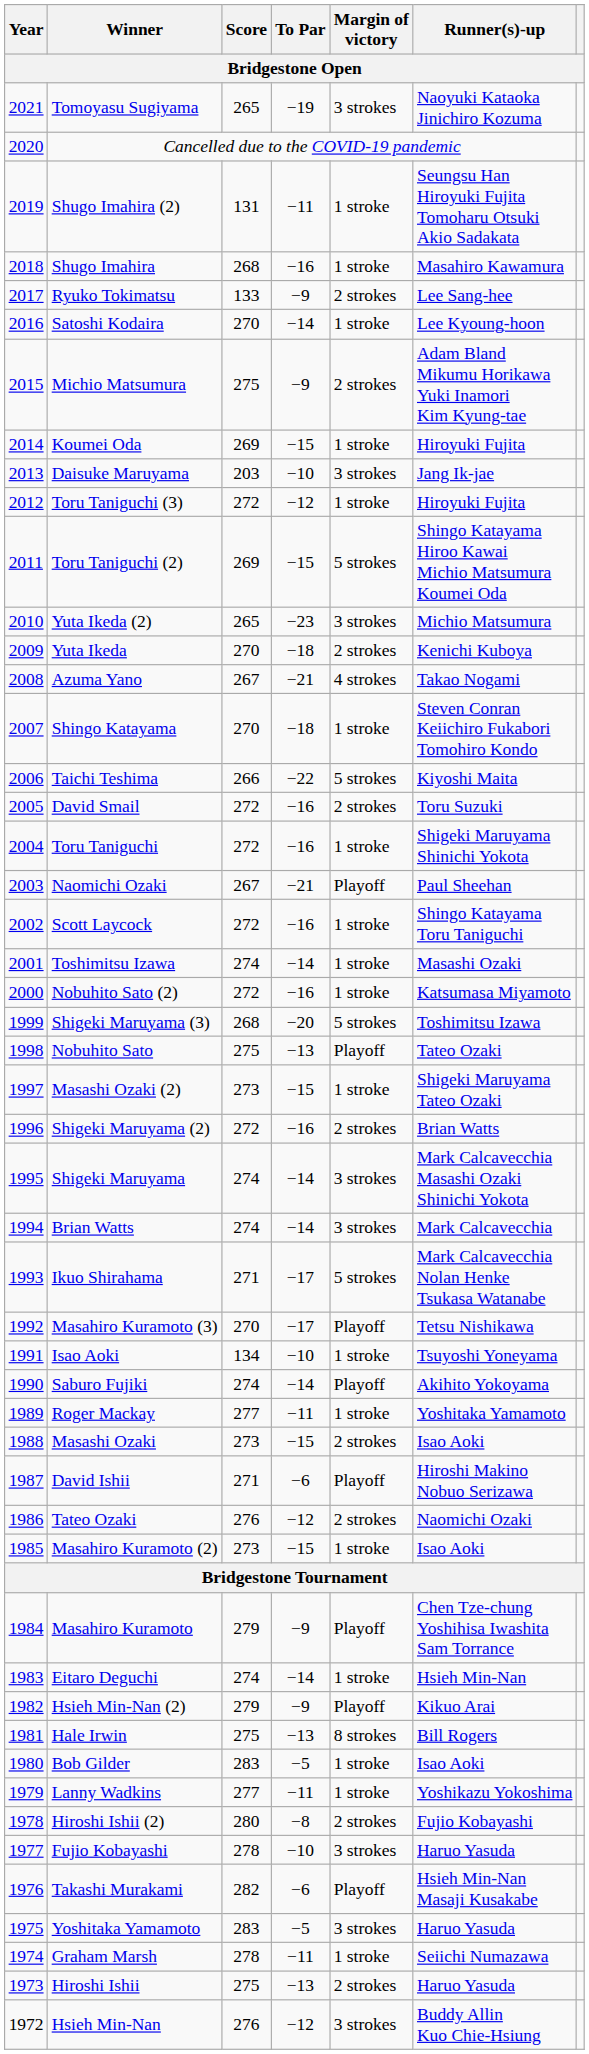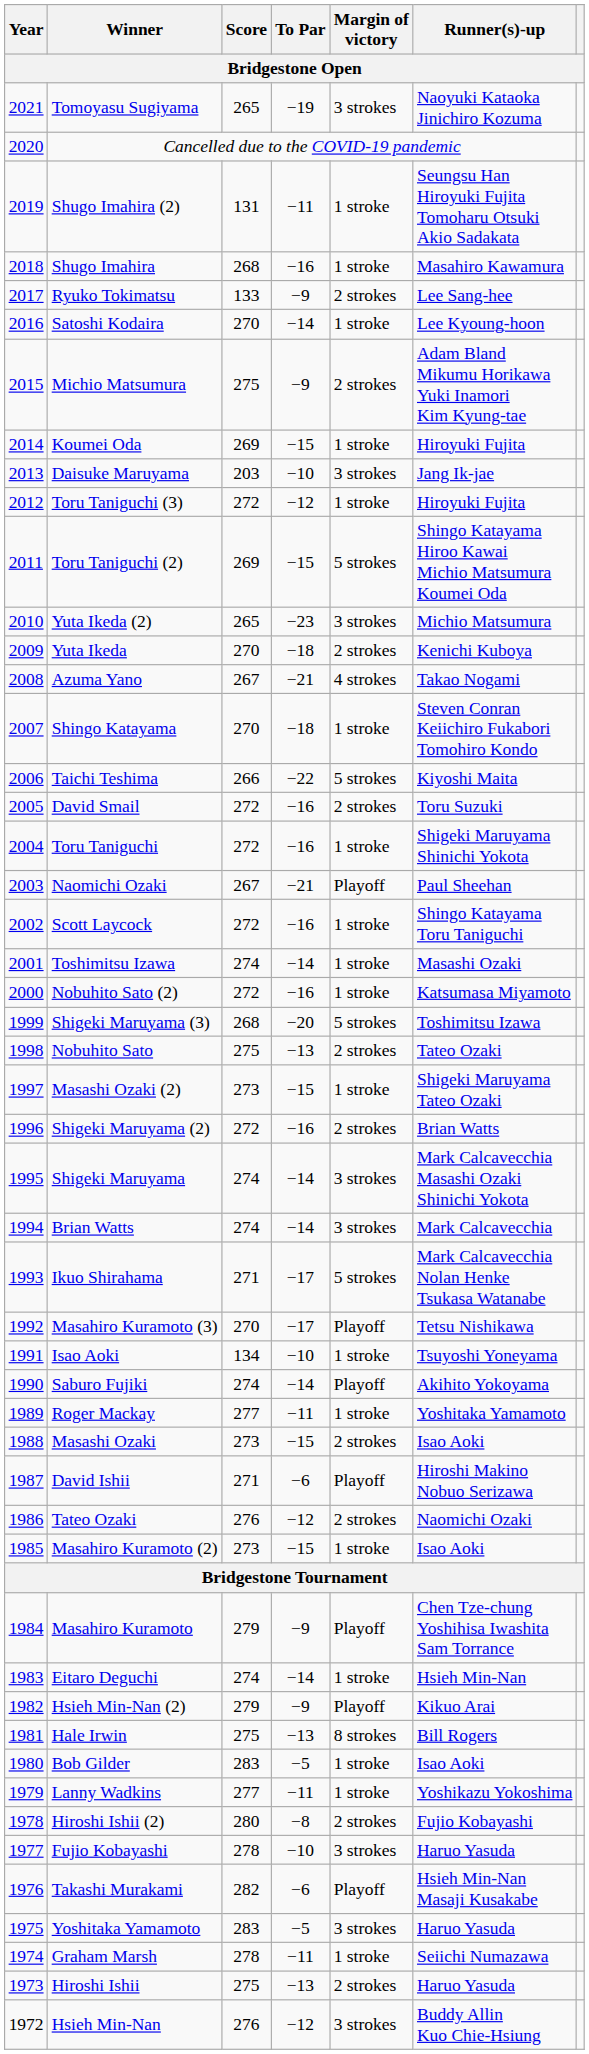(359, 1050) Playoff -> (365, 1050) 2 strokes
